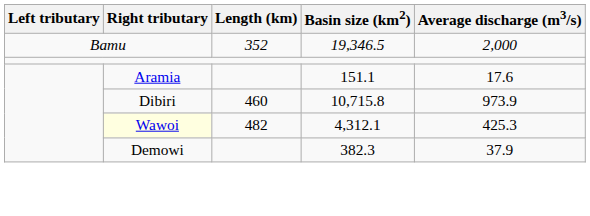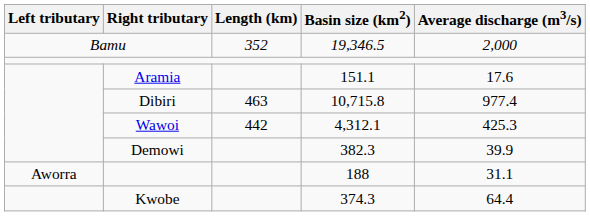(256, 100) 460 -> (256, 100) 463
(500, 100) 973.9 -> (500, 100) 977.4
(157, 125) lightyellow background -> (157, 125) no background
(256, 125) 482 -> (256, 125) 442
(500, 149) 37.9 -> (500, 149) 39.9
+ row: (358, 174)
+ row: (358, 198)
